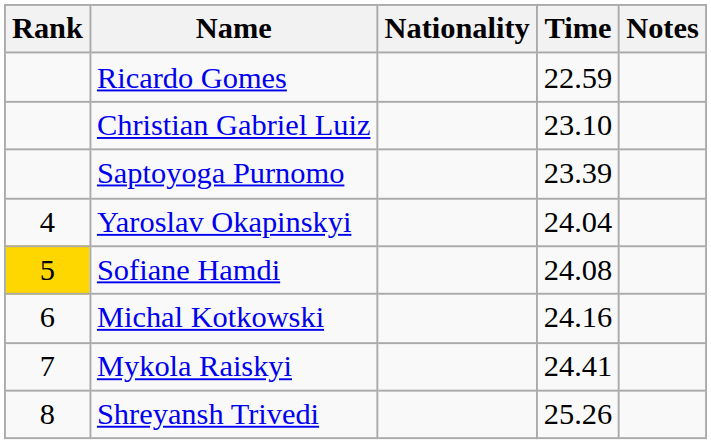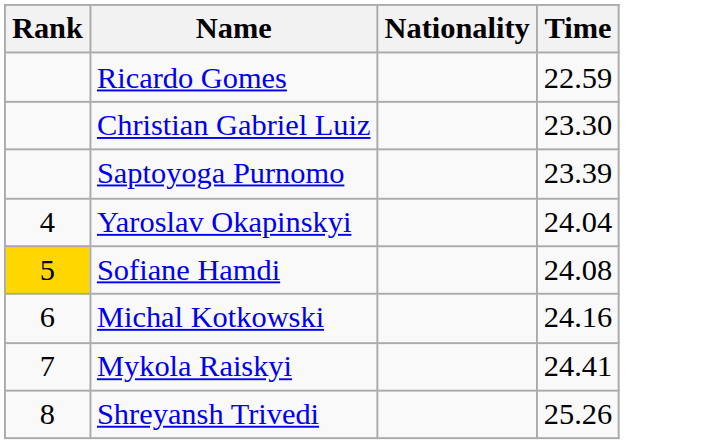- column: (662, 28)
(578, 125) 23.10 -> (578, 125) 23.30
